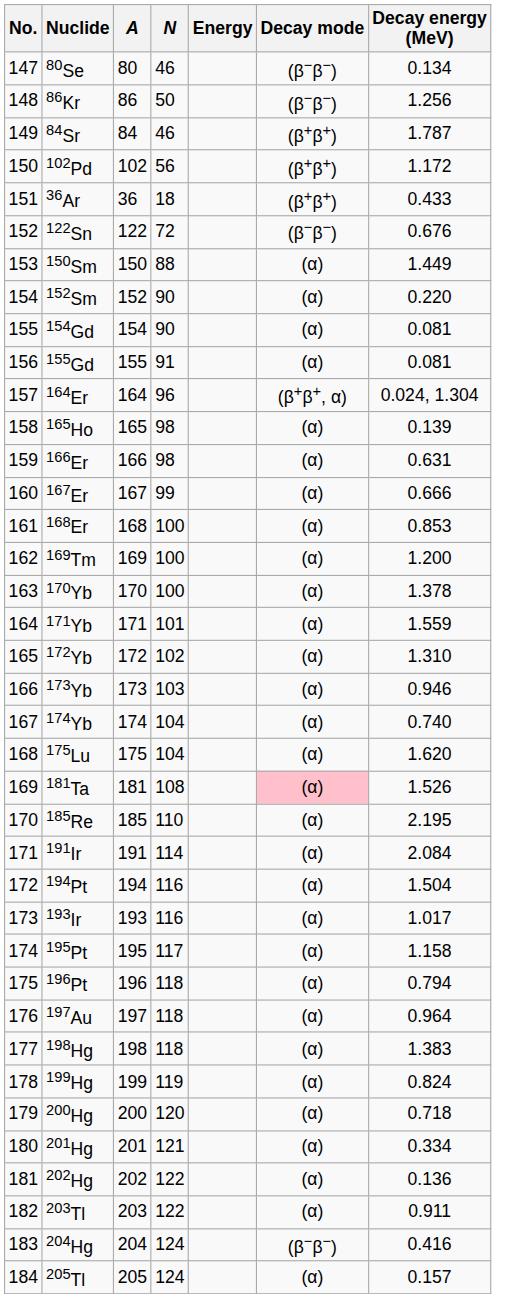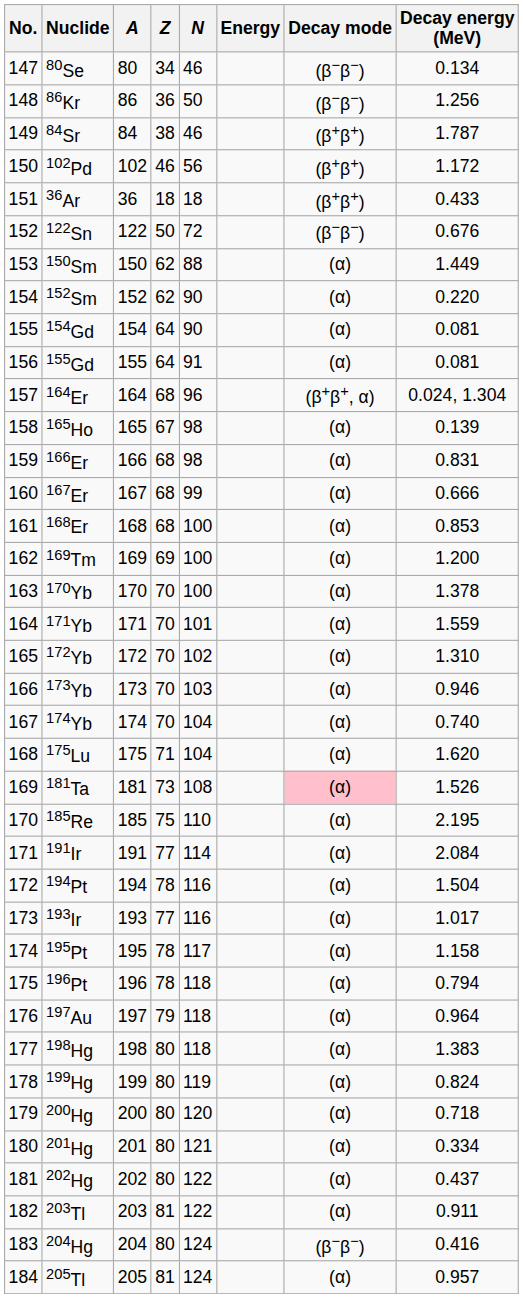+ column: (165, 28)
(430, 460) 0.631 -> (457, 460) 0.831
(430, 1179) 0.136 -> (457, 1179) 0.437
(430, 1277) 0.157 -> (457, 1277) 0.957
